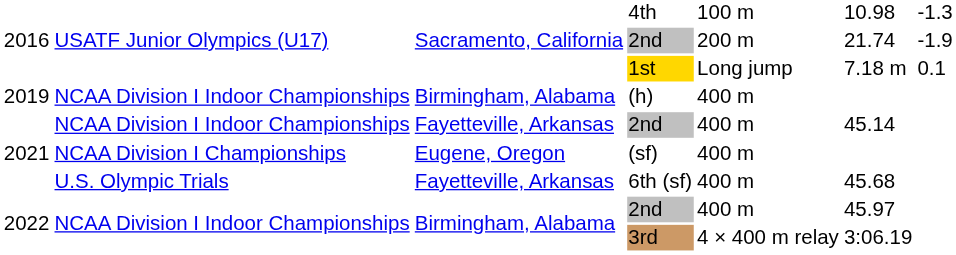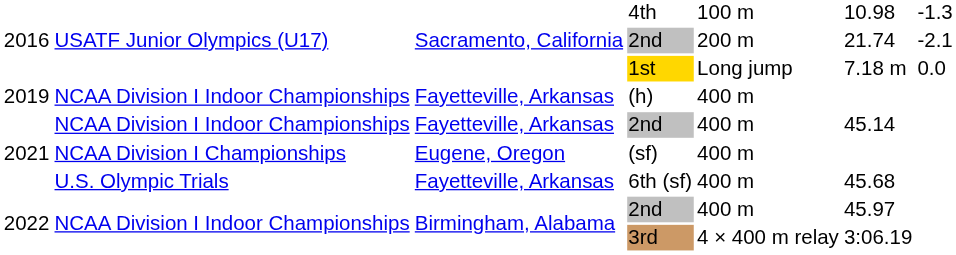(935, 40) -1.9 -> (935, 40) -2.1
(932, 68) 0.1 -> (932, 68) 0.0
(515, 96) Birmingham, Alabama -> (514, 96) Fayetteville, Arkansas
